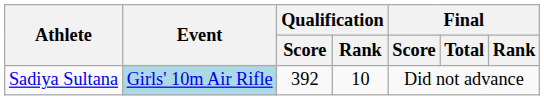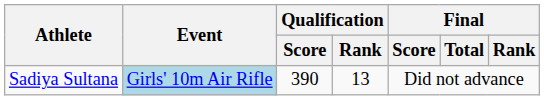(305, 80) 392 -> (305, 80) 390
(360, 80) 10 -> (360, 80) 13
